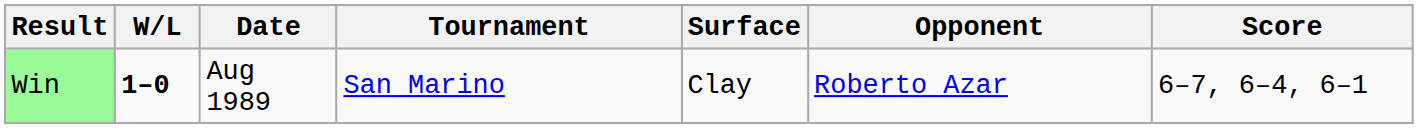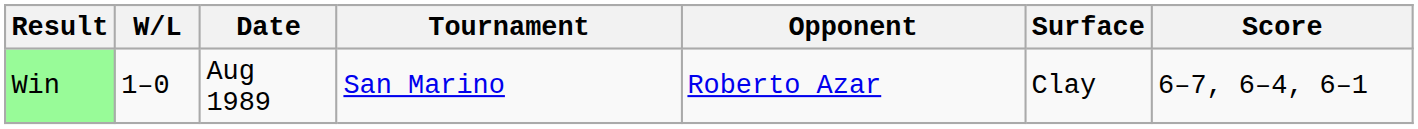columns swapped: (744, 27) <-> (980, 27)
(145, 86) bold -> (145, 86) normal
